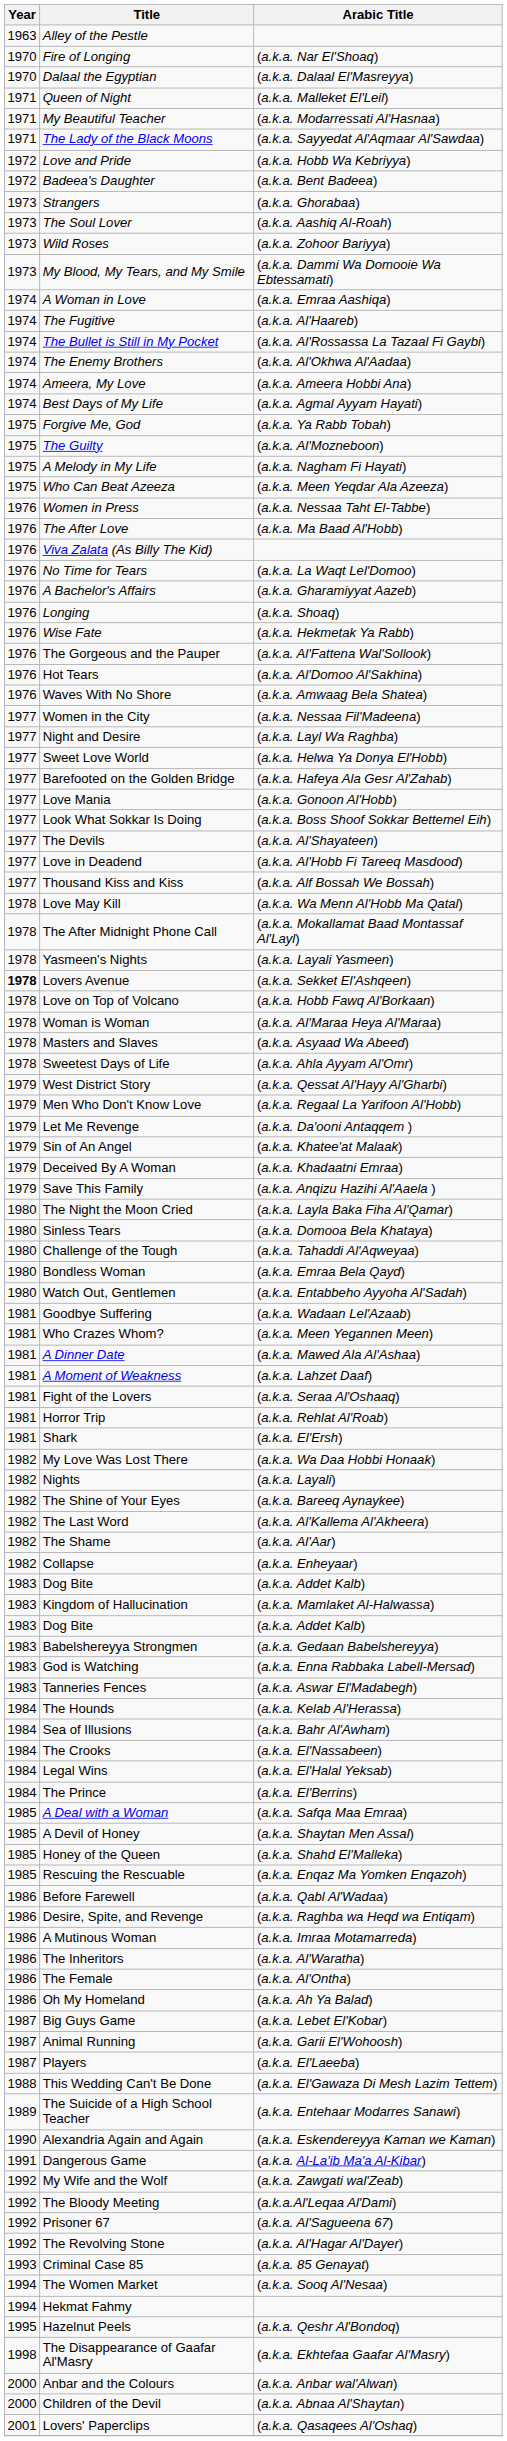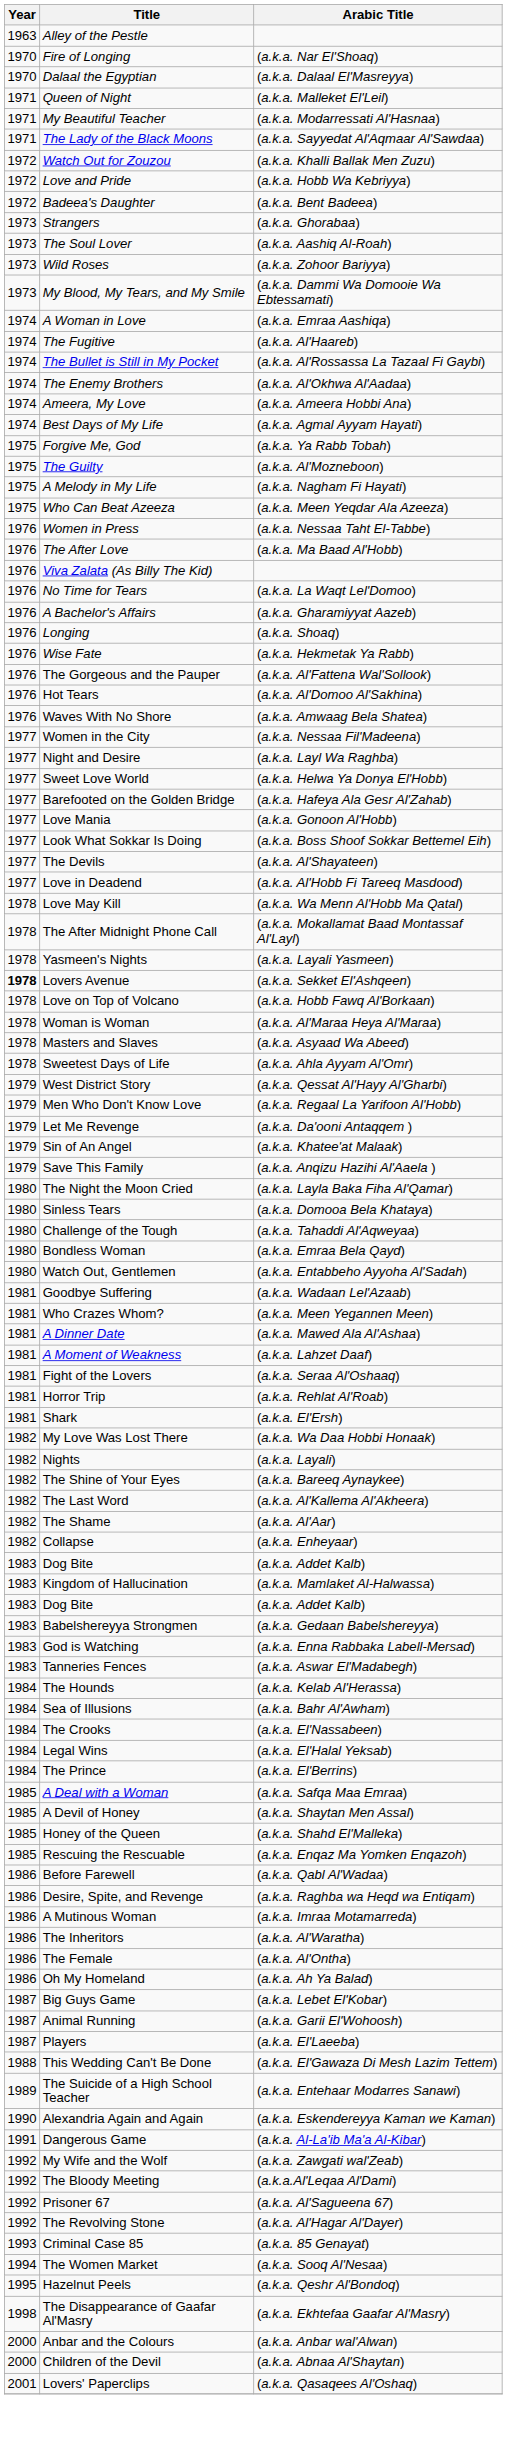+ row: (107, 160)
- row: (113, 882)
- row: (109, 1168)
- row: (87, 2306)
